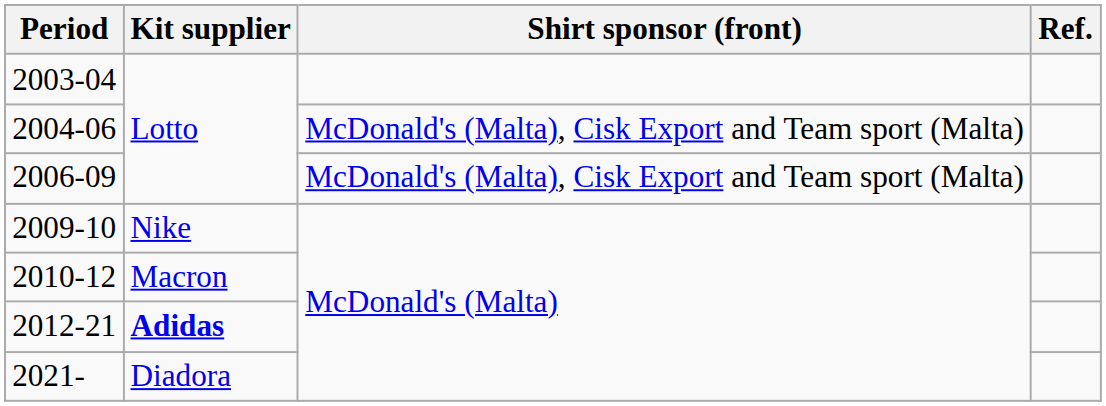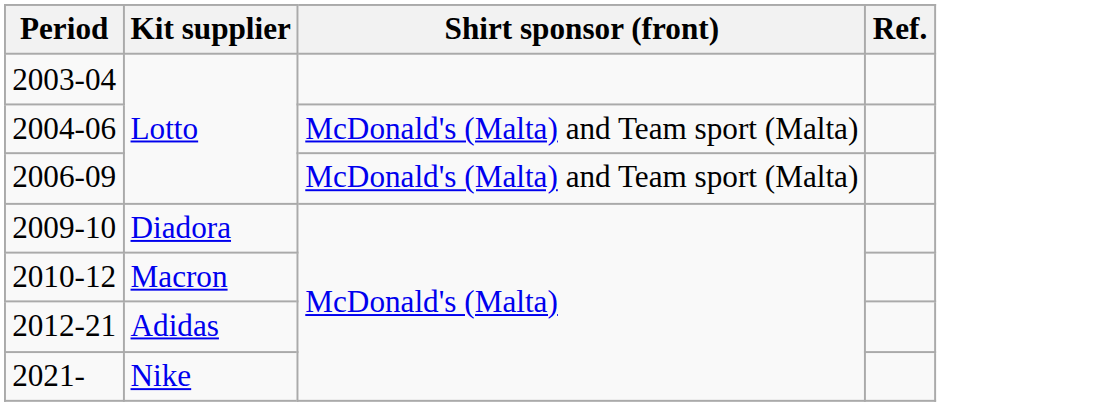(665, 128) McDonald's (Malta), Cisk Export and Team sport (Malta) -> (582, 128) McDonald's (Malta) and Team sport (Malta)
(665, 177) McDonald's (Malta), Cisk Export and Team sport (Malta) -> (582, 177) McDonald's (Malta) and Team sport (Malta)
(161, 227) Nike -> (181, 227) Diadora
(177, 326) bold -> (175, 326) normal
(181, 375) Diadora -> (161, 375) Nike
